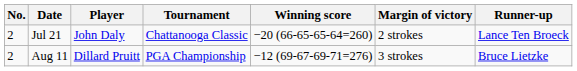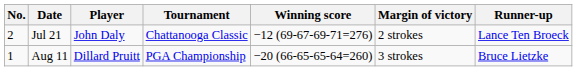(313, 35) −20 (66-65-65-64=260) -> (313, 35) −12 (69-67-69-71=276)
(10, 56) 2 -> (10, 56) 1
(313, 56) −12 (69-67-69-71=276) -> (313, 56) −20 (66-65-65-64=260)
